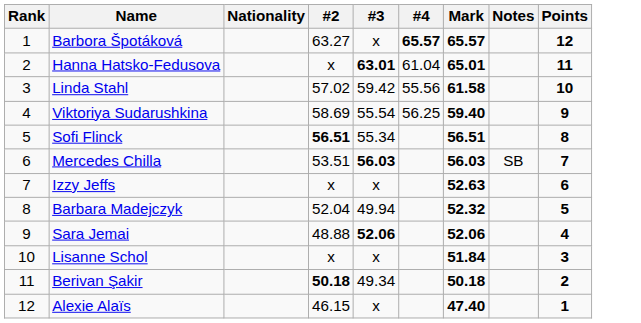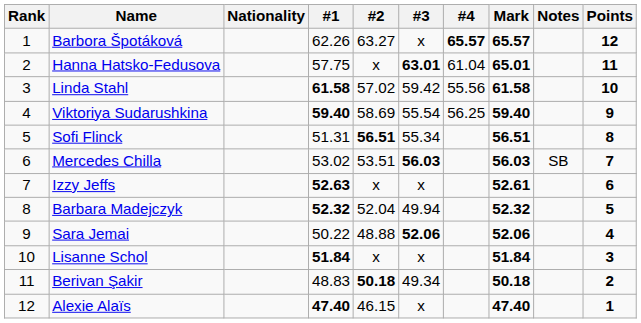+ column: (331, 16)
(466, 185) 52.63 -> (511, 185) 52.61
